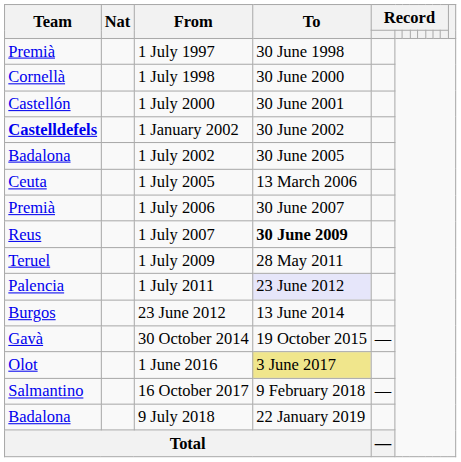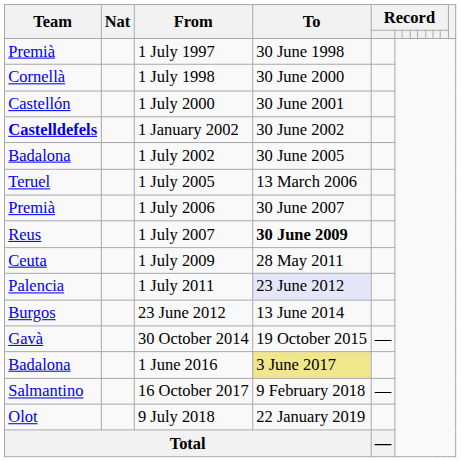(28, 181) Ceuta -> (29, 181) Teruel
(29, 260) Teruel -> (28, 260) Ceuta
(23, 364) Olot -> (39, 364) Badalona
(39, 417) Badalona -> (23, 417) Olot
